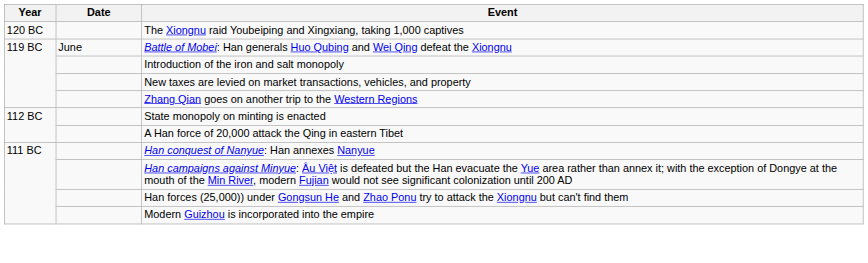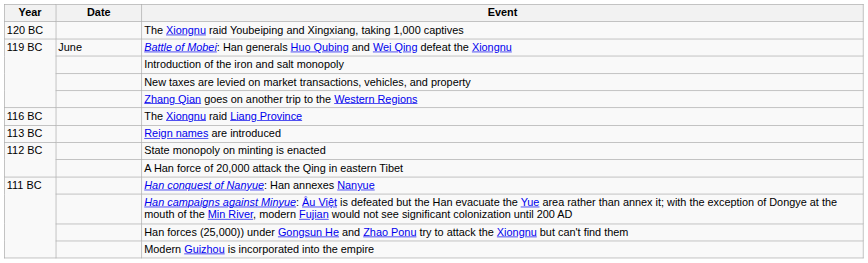+ row: (223, 116)
+ row: (213, 133)
